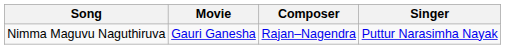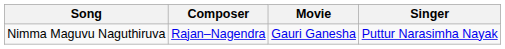columns swapped: (213, 14) <-> (309, 14)
